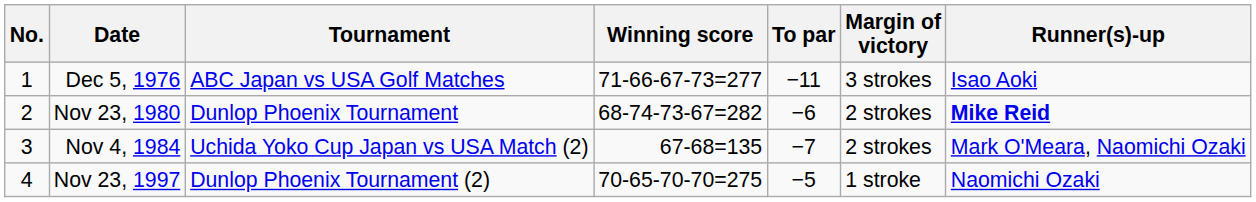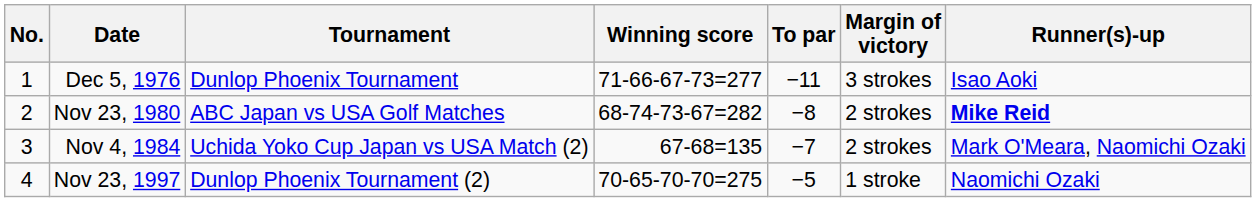(347, 79) ABC Japan vs USA Golf Matches -> (324, 79) Dunlop Phoenix Tournament
(324, 113) Dunlop Phoenix Tournament -> (347, 113) ABC Japan vs USA Golf Matches
(804, 113) −6 -> (804, 113) −8
